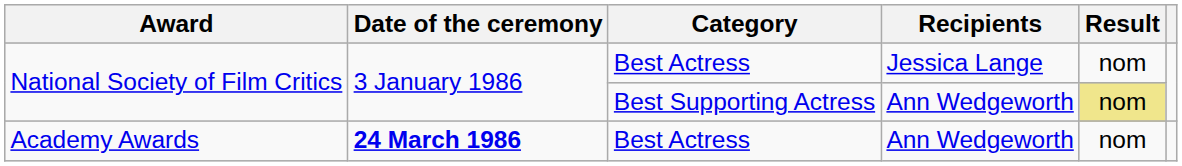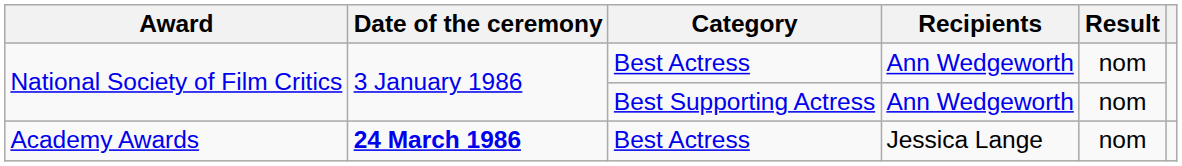(965, 62) Jessica Lange -> (980, 62) Ann Wedgeworth
(1122, 101) khaki background -> (1122, 101) no background
(980, 140) Ann Wedgeworth -> (965, 140) Jessica Lange
